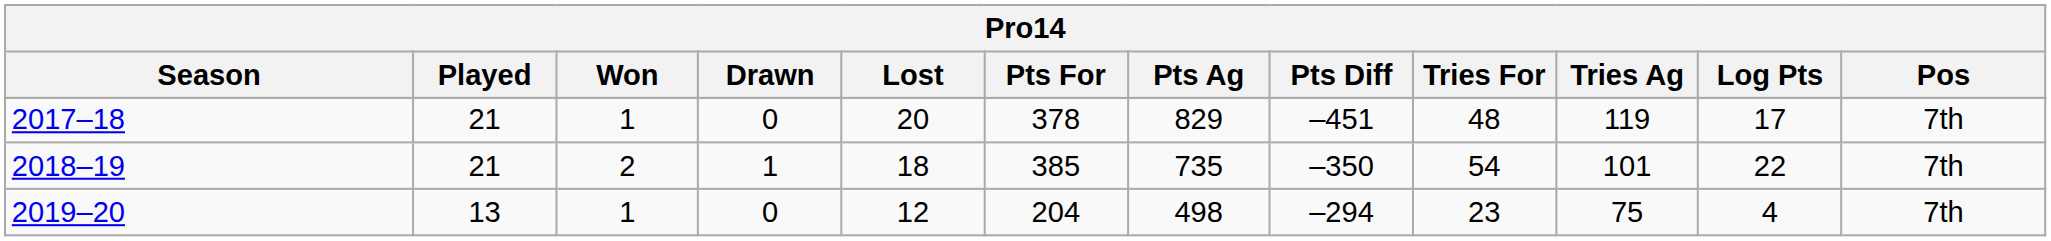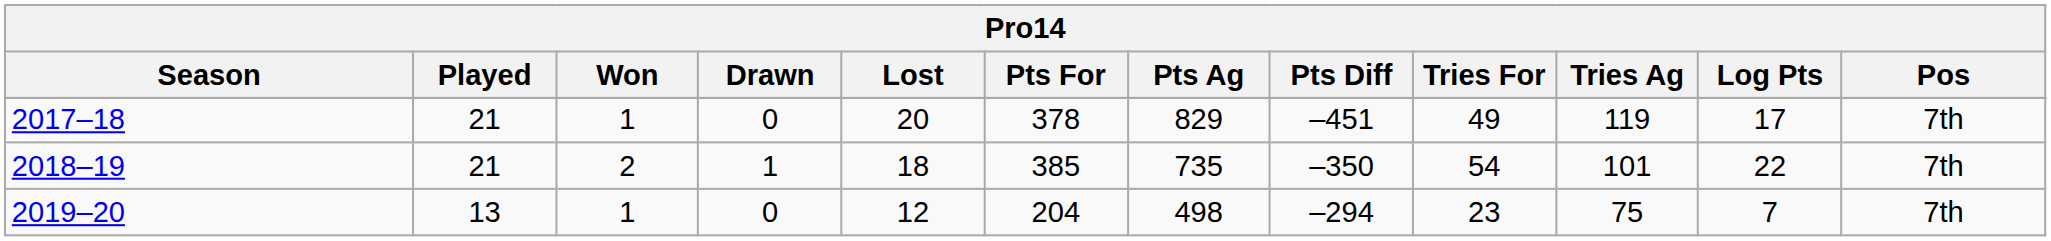(1484, 120) 48 -> (1484, 120) 49
(1770, 212) 4 -> (1770, 212) 7
